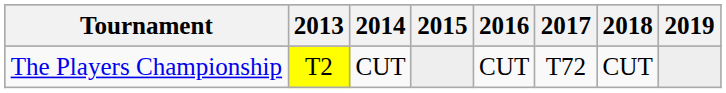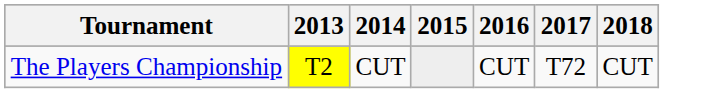- column: (689, 25)
